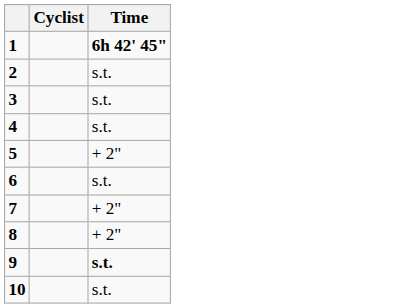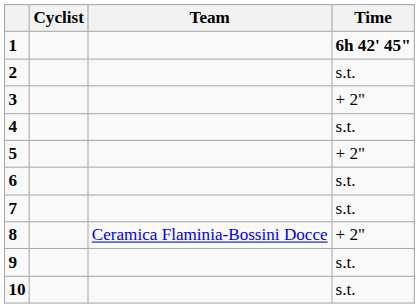+ column: (210, 18)
(102, 99) s.t. -> (350, 99) + 2"
(107, 208) + 2" -> (345, 208) s.t.
(102, 262) bold -> (345, 262) normal
